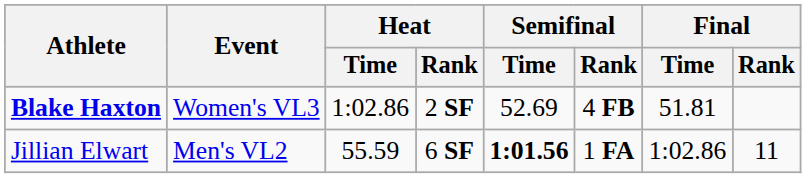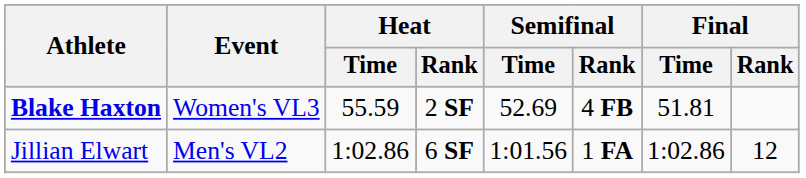(370, 108) 1:02.86 -> (370, 108) 55.59
(370, 150) 55.59 -> (370, 150) 1:02.86
(529, 150) bold -> (528, 150) normal
(766, 150) 11 -> (765, 150) 12
